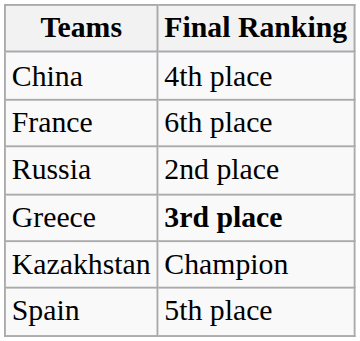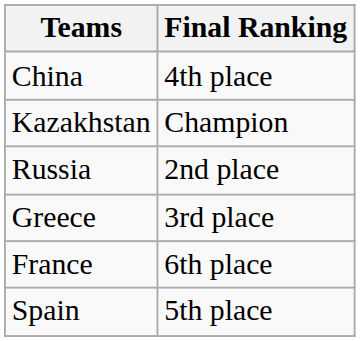rows swapped: (52, 122) <-> (81, 264)
(223, 216) bold -> (219, 216) normal
